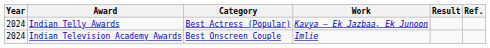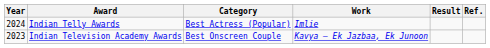(361, 24) Kavya – Ek Jazbaa, Ek Junoon -> (306, 24) Imlie
(16, 37) 2024 -> (16, 37) 2023
(306, 37) Imlie -> (361, 37) Kavya – Ek Jazbaa, Ek Junoon
